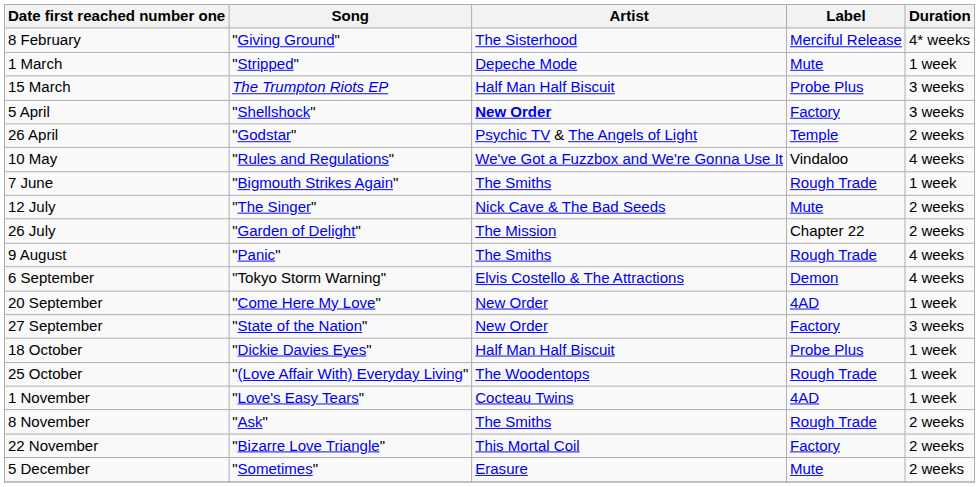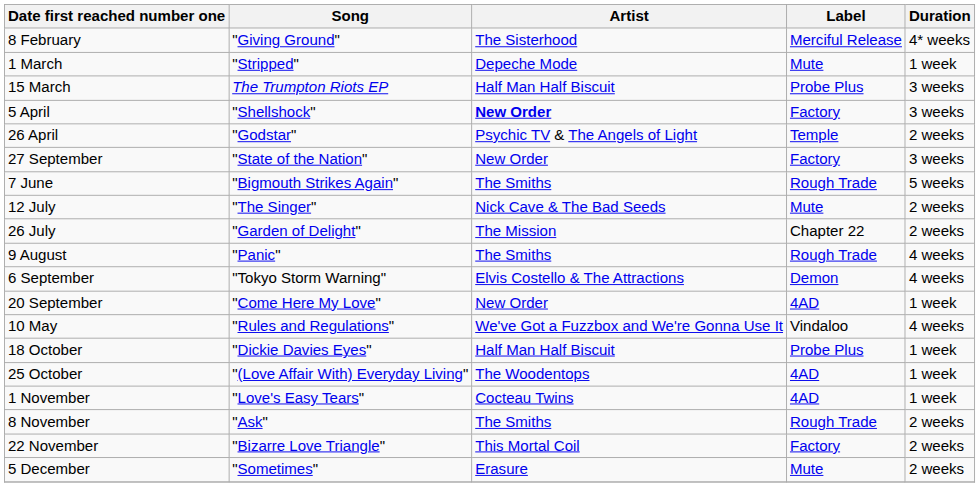rows swapped: (33, 159) <-> (55, 326)
(933, 183) 1 week -> (936, 183) 5 weeks
(833, 374) Rough Trade -> (805, 374) 4AD
